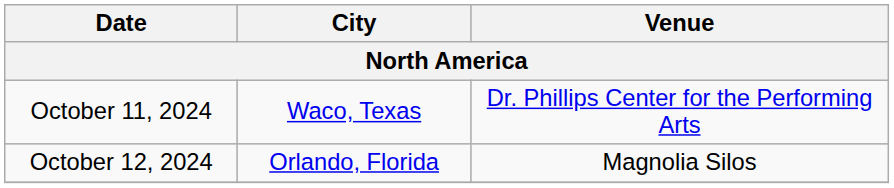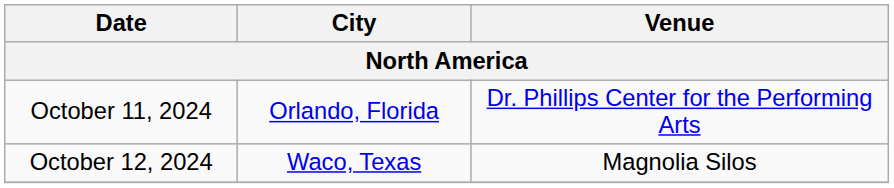(354, 111) Waco, Texas -> (354, 111) Orlando, Florida
(354, 162) Orlando, Florida -> (354, 162) Waco, Texas
